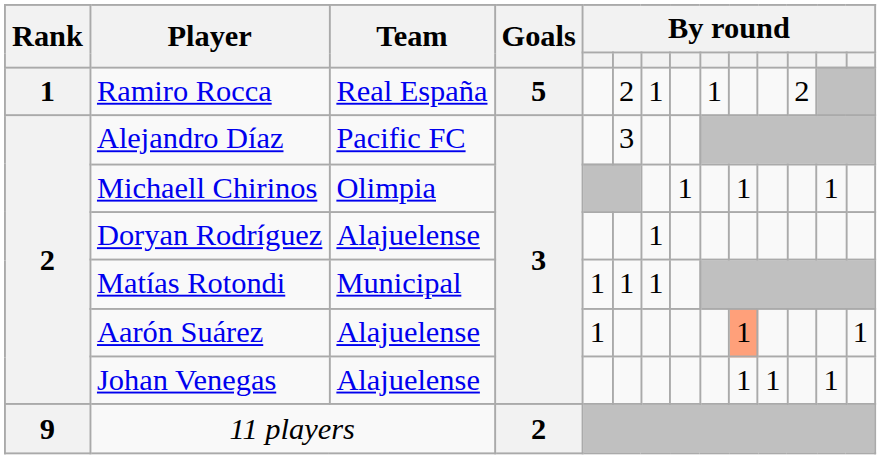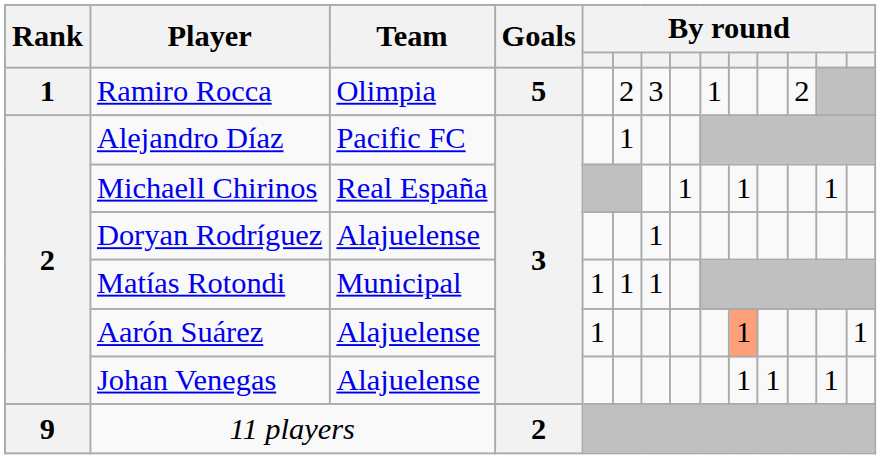(412, 90) Real España -> (386, 90) Olimpia
(656, 90) 1 -> (656, 90) 3
(627, 139) 3 -> (627, 139) 1
(386, 187) Olimpia -> (412, 187) Real España
